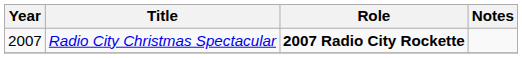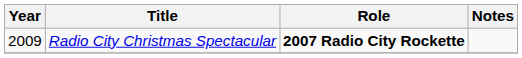(25, 40) 2007 -> (25, 40) 2009
